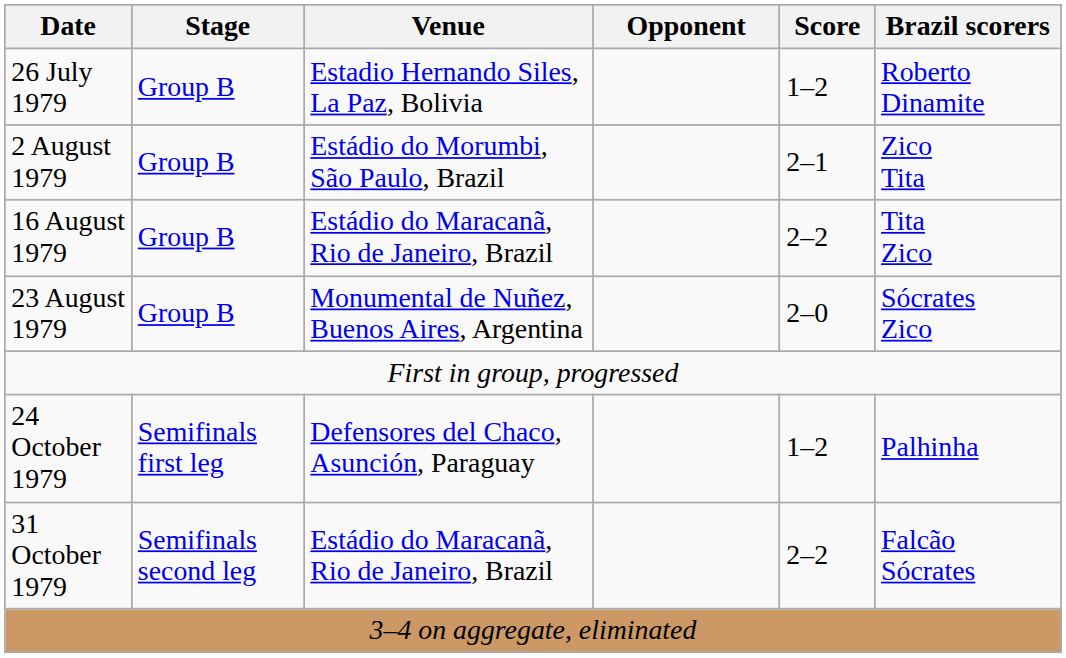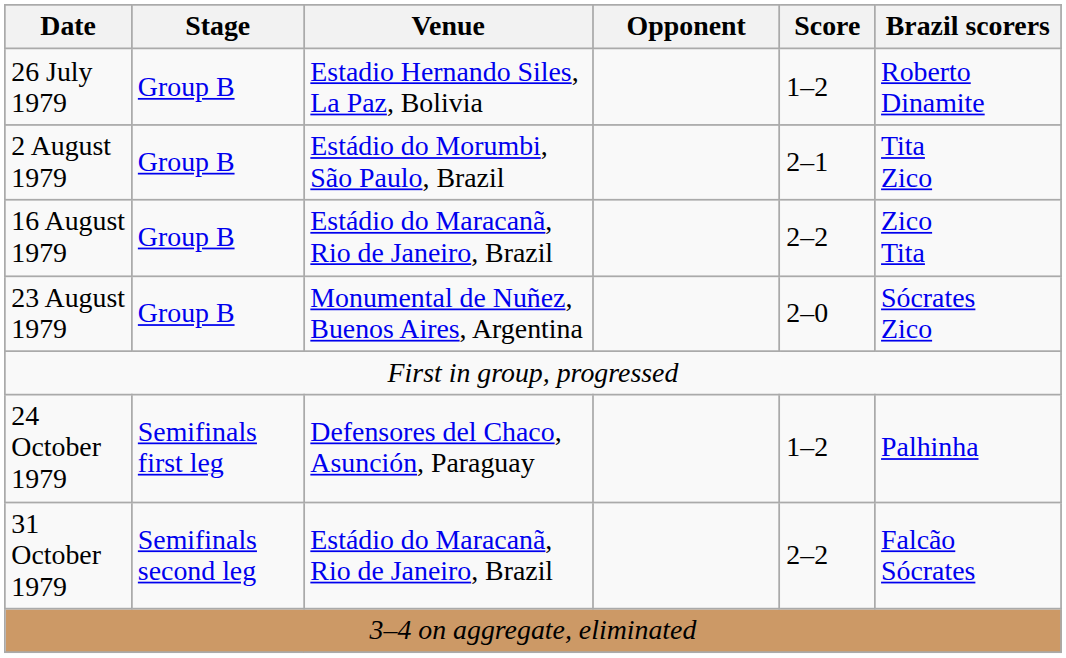(907, 161) Zico Tita -> (907, 161) Tita Zico
(907, 237) Tita Zico -> (907, 237) Zico Tita
